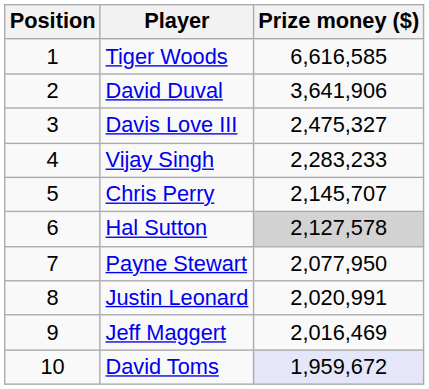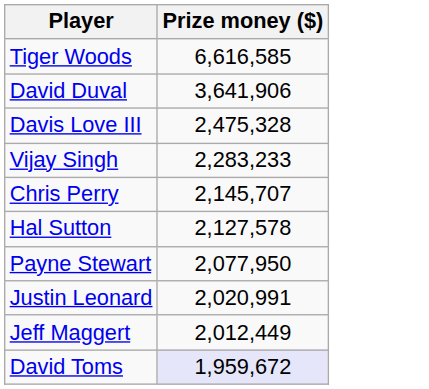- column: (53, 21)
(339, 125) 2,475,327 -> (243, 125) 2,475,328
(339, 228) lightgrey background -> (243, 228) no background
(339, 332) 2,016,469 -> (243, 332) 2,012,449
